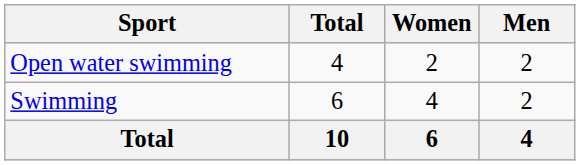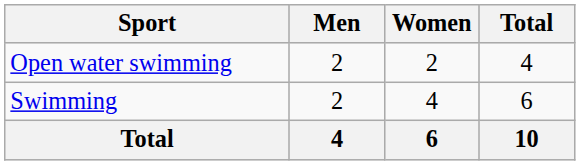columns swapped: (527, 23) <-> (337, 23)
